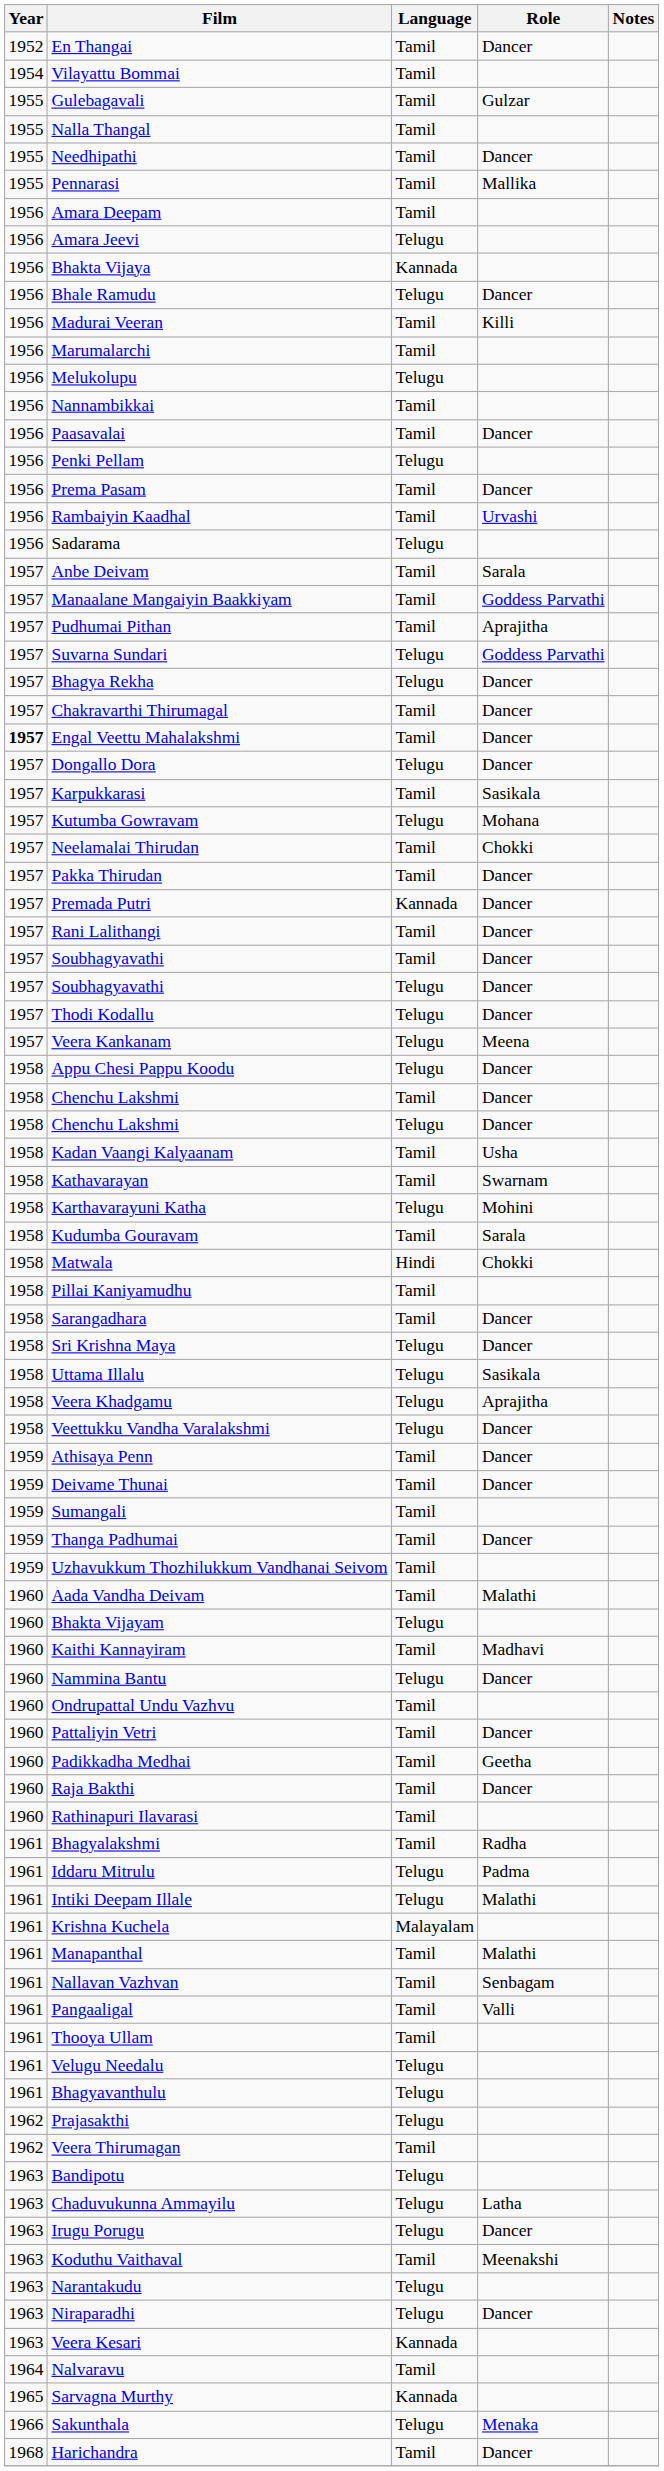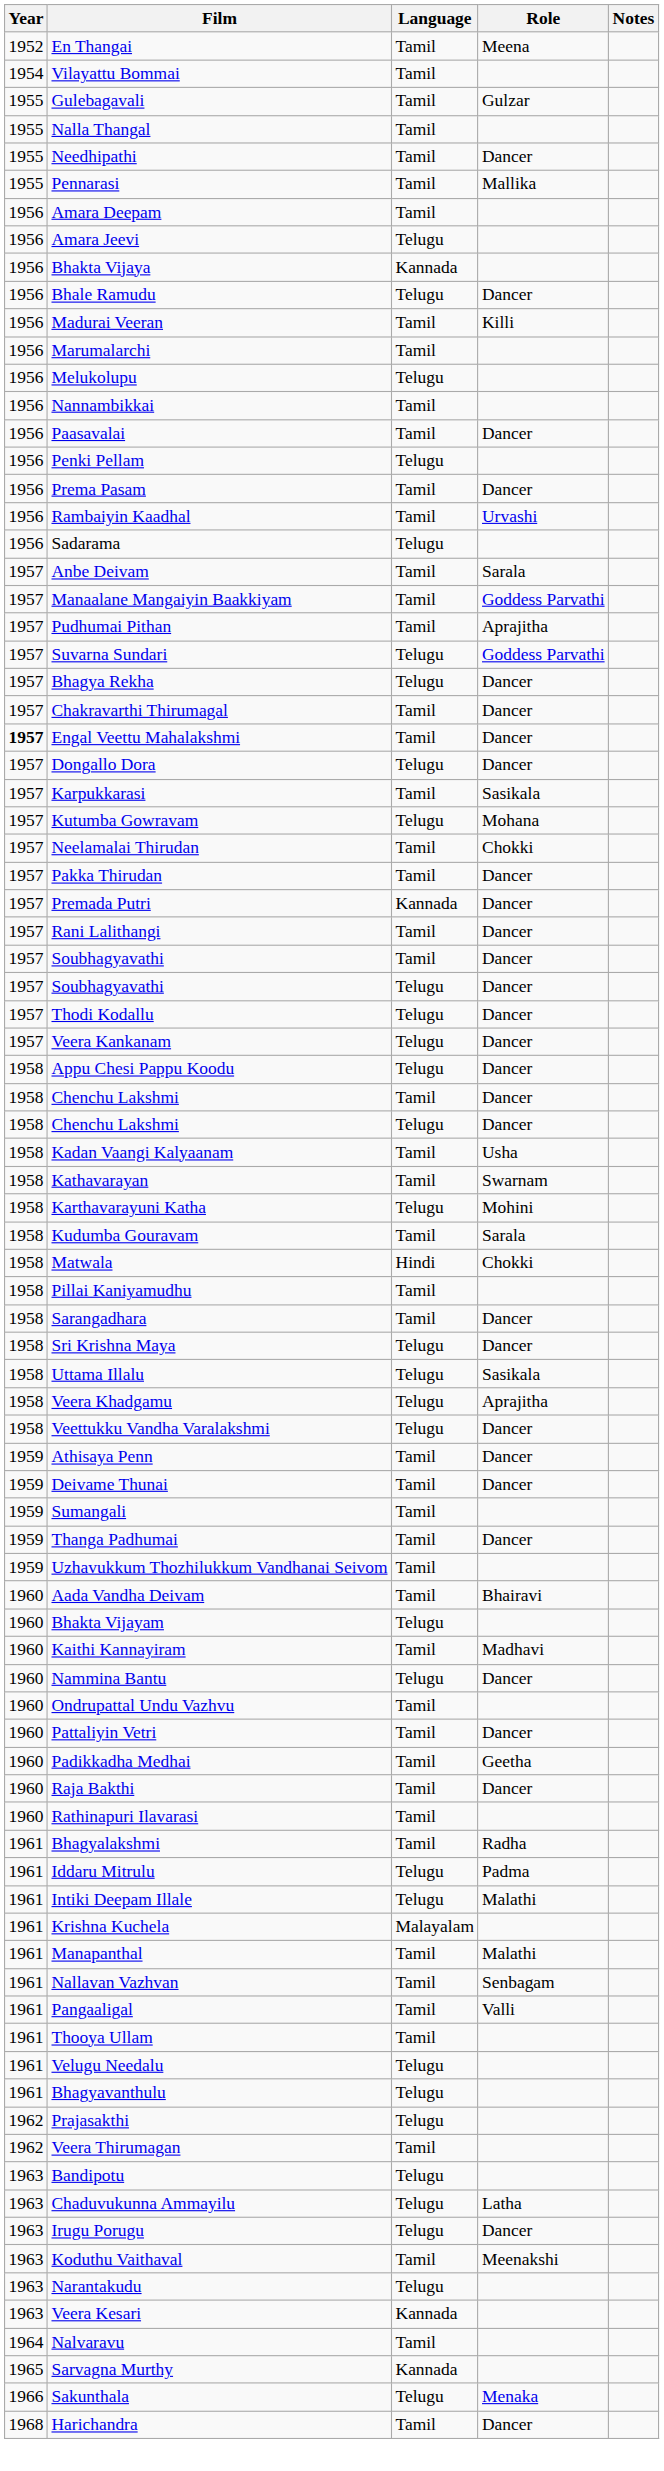(507, 45) Dancer -> (506, 45) Meena
(506, 1041) Meena -> (507, 1041) Dancer
(509, 1594) Malathi -> (512, 1594) Bhairavi
- row: (93, 2314)
